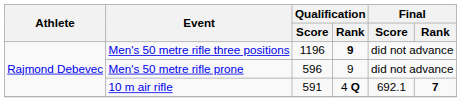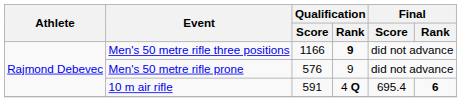(312, 51) 1196 -> (312, 51) 1166
(312, 69) 596 -> (312, 69) 576
(391, 88) 692.1 -> (391, 88) 695.4
(435, 88) 7 -> (435, 88) 6
